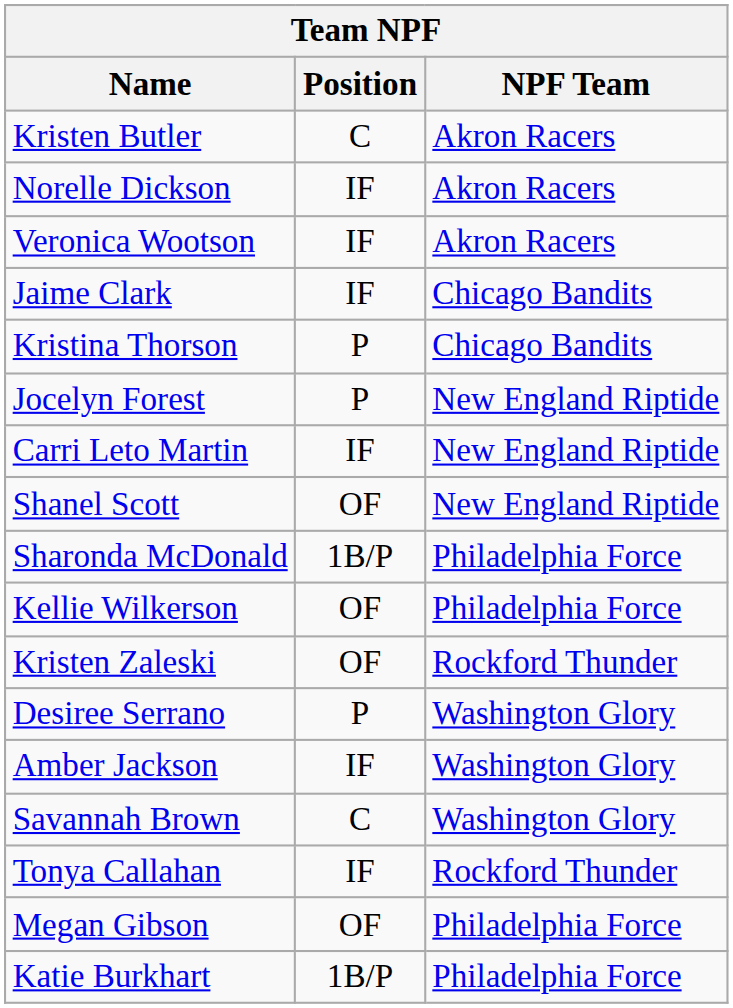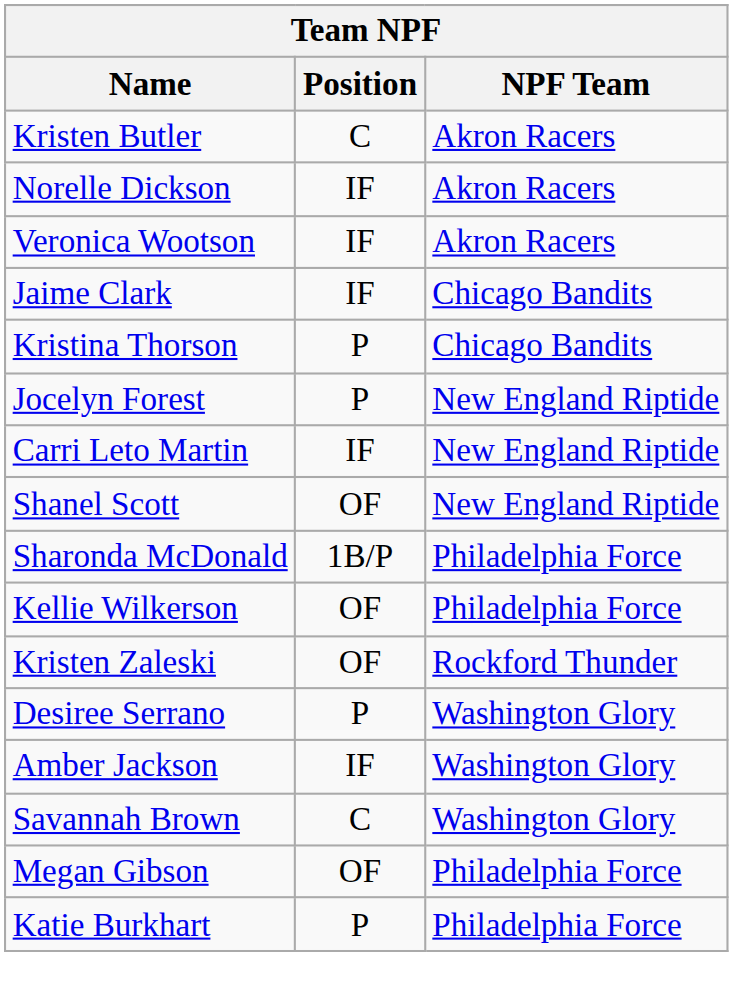- row: (117, 871)
(360, 976) 1B/P -> (360, 923) P
